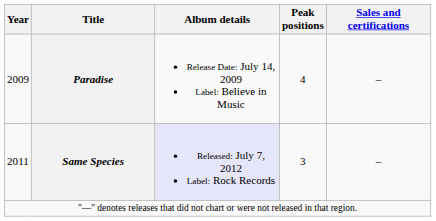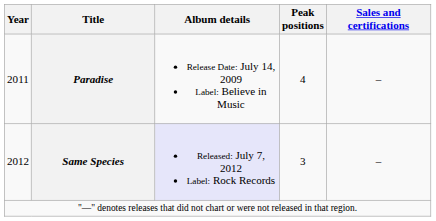(18, 79) 2009 -> (18, 79) 2011
(18, 162) 2011 -> (18, 162) 2012
